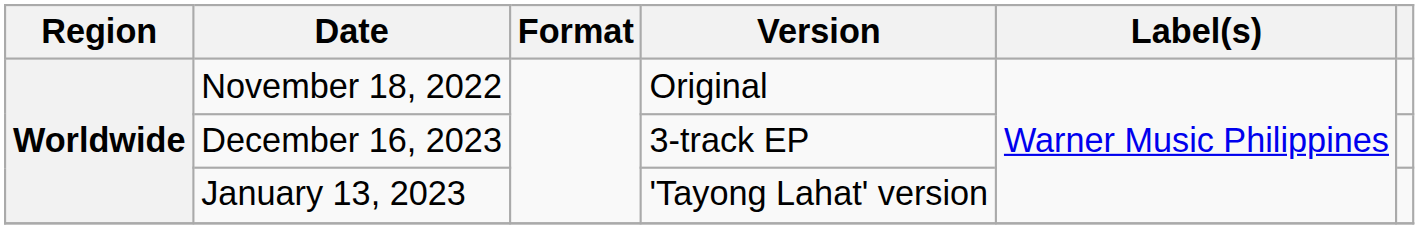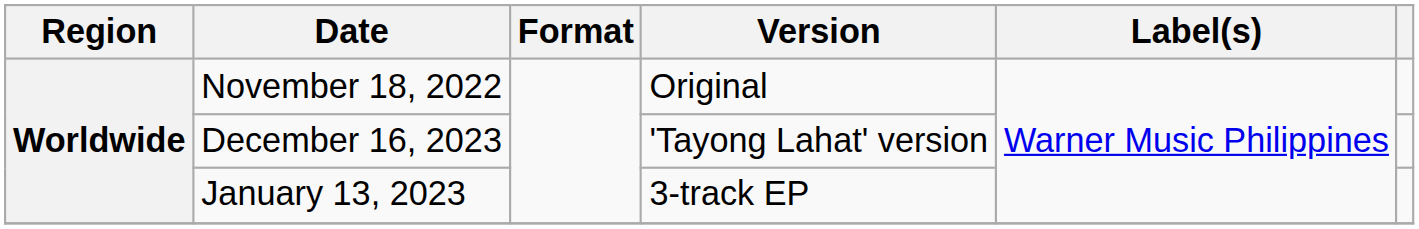(729, 140) 3-track EP -> (819, 140) 'Tayong Lahat' version
(819, 194) 'Tayong Lahat' version -> (729, 194) 3-track EP
